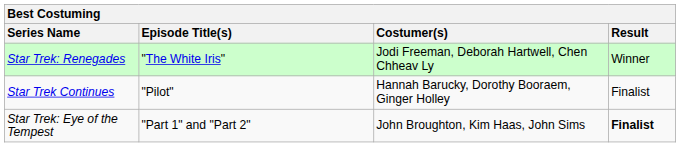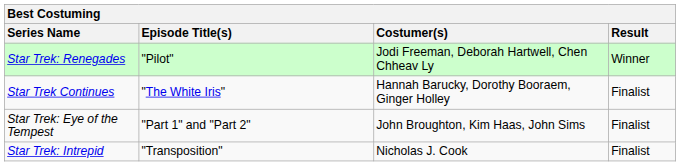(183, 59) "The White Iris" -> (158, 59) "Pilot"
(158, 92) "Pilot" -> (183, 92) "The White Iris"
(632, 125) bold -> (630, 125) normal
+ row: (55, 151)
